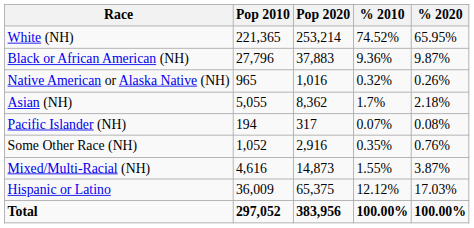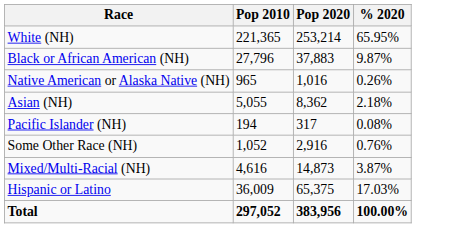- column: (382, 15)
